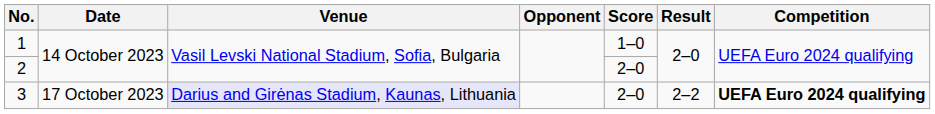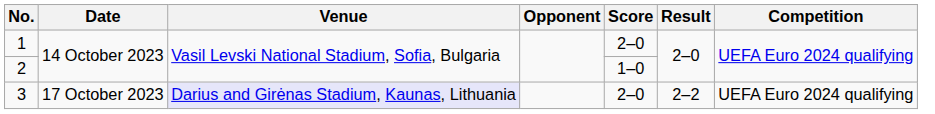(631, 43) 1–0 -> (631, 43) 2–0
(631, 69) 2–0 -> (631, 69) 1–0
(822, 95) bold -> (816, 95) normal
